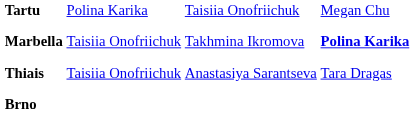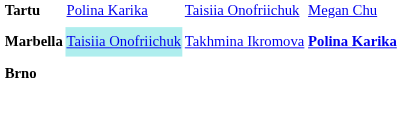(124, 41) no background -> (124, 41) paleturquoise background
- row: (24, 73)
